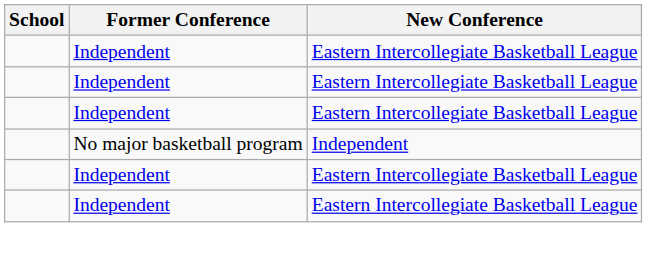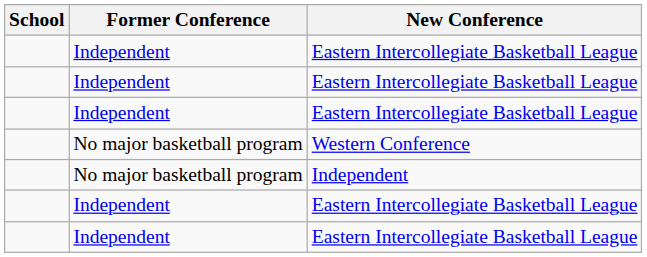+ row: (188, 143)
